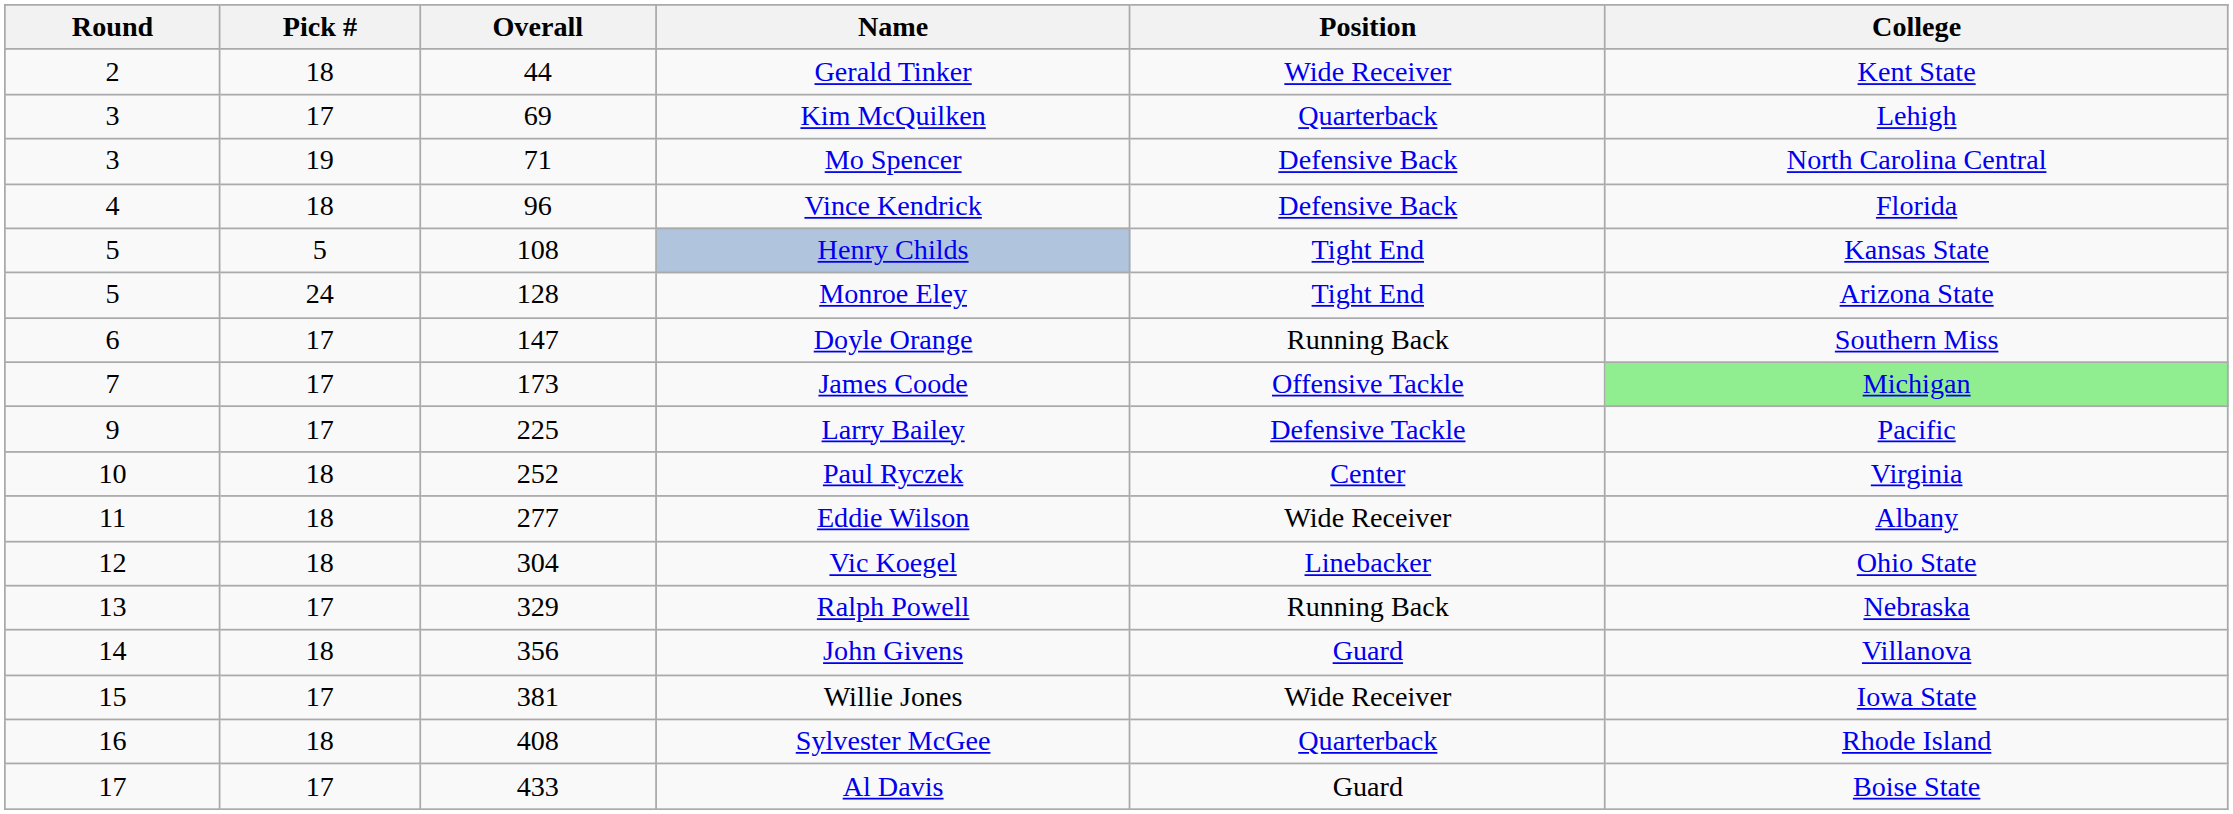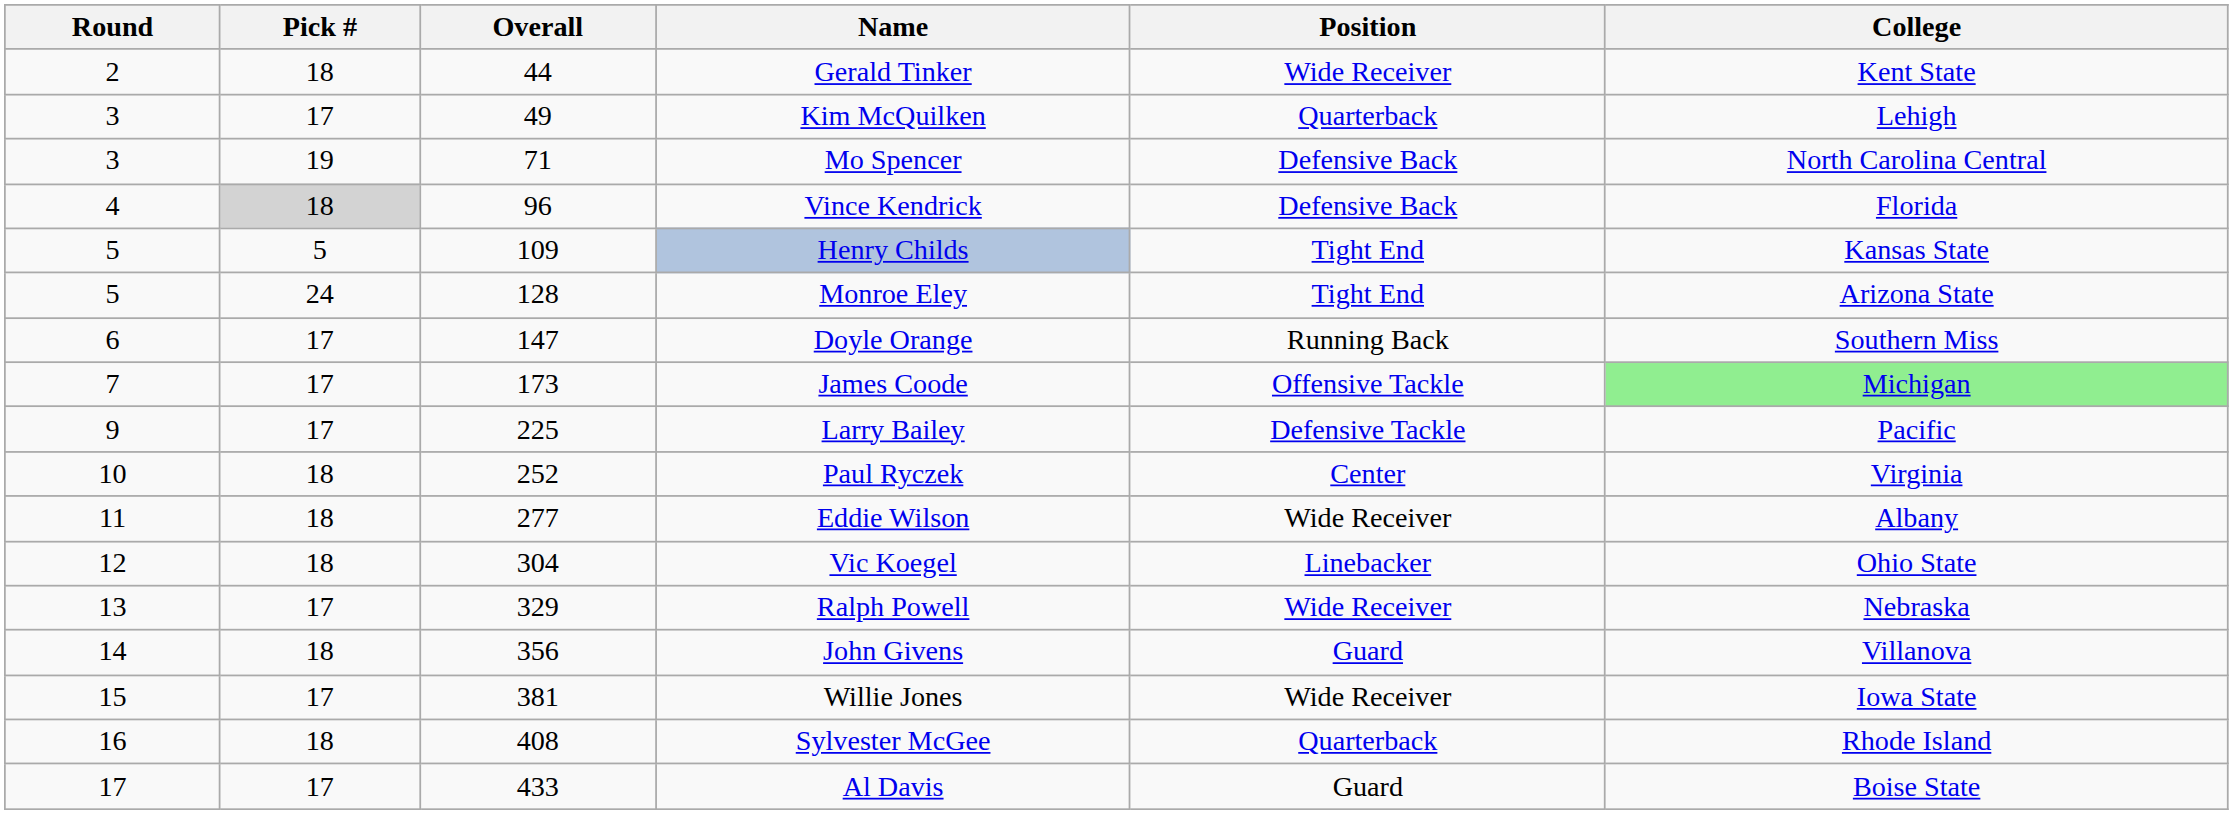(538, 116) 69 -> (538, 116) 49
(320, 205) no background -> (320, 205) lightgrey background
(538, 250) 108 -> (538, 250) 109
(1368, 607) Running Back -> (1368, 607) Wide Receiver
